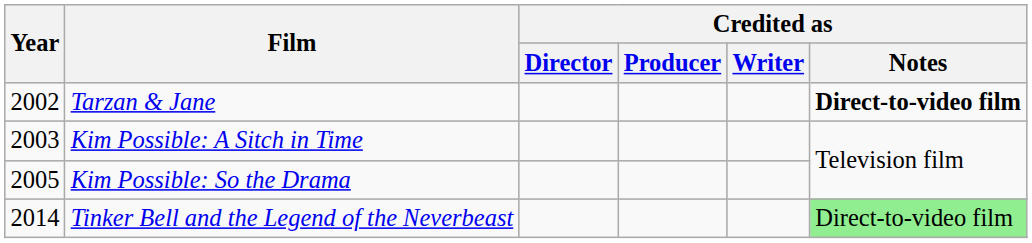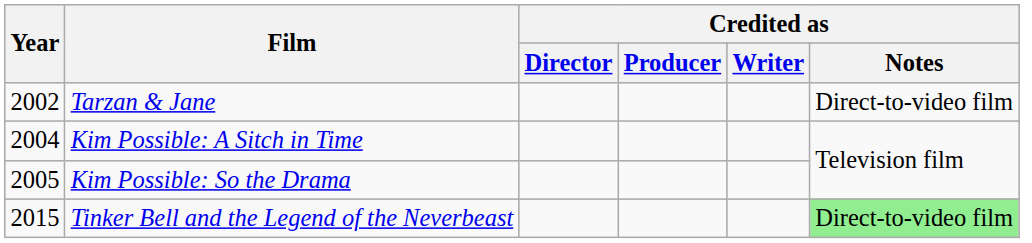(918, 101) bold -> (914, 101) normal
(35, 140) 2003 -> (35, 140) 2004
(35, 218) 2014 -> (35, 218) 2015
